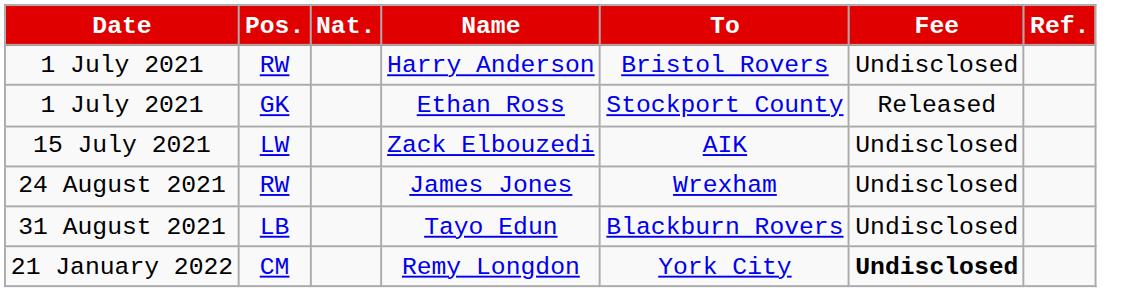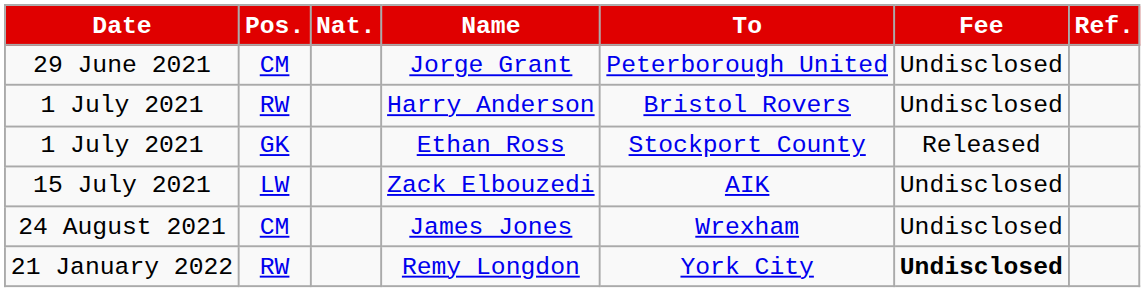+ row: (491, 65)
(275, 186) RW -> (275, 226) CM
- row: (491, 226)
(275, 267) CM -> (275, 267) RW
